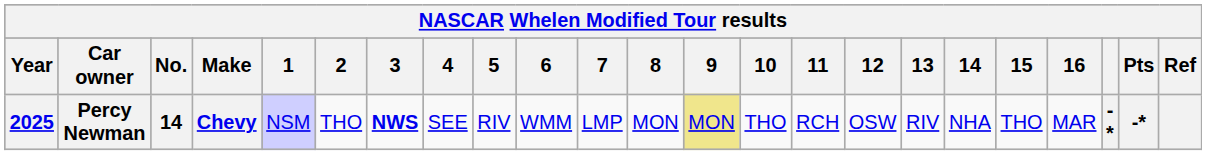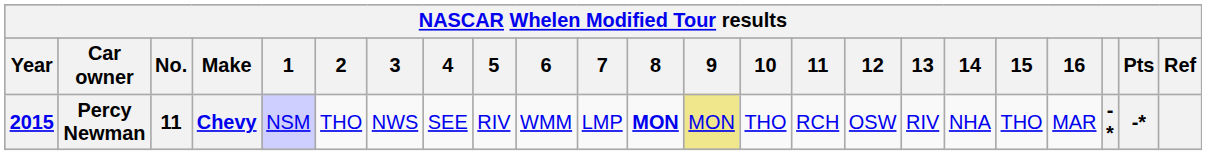(32, 122) 2025 -> (32, 122) 2015
(171, 122) 14 -> (171, 122) 11
(395, 122) bold -> (395, 122) normal
(656, 122) normal -> (656, 122) bold
